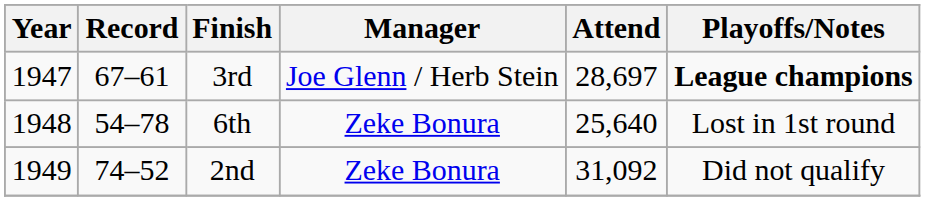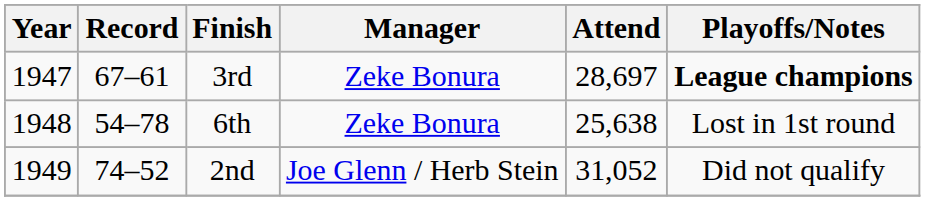(422, 75) Joe Glenn / Herb Stein -> (422, 75) Zeke Bonura
(616, 123) 25,640 -> (616, 123) 25,638
(422, 170) Zeke Bonura -> (422, 170) Joe Glenn / Herb Stein
(616, 170) 31,092 -> (616, 170) 31,052
